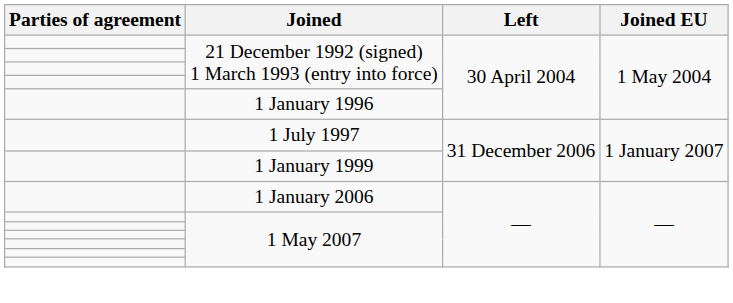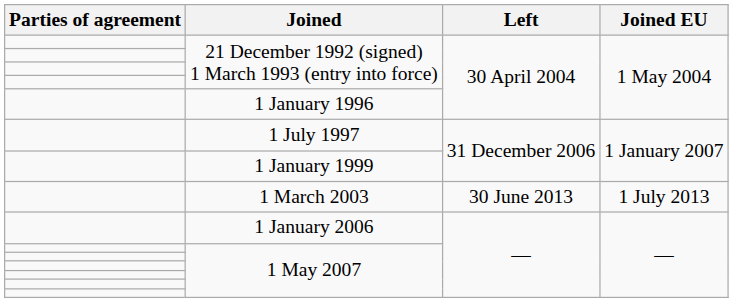+ row: (314, 196)
